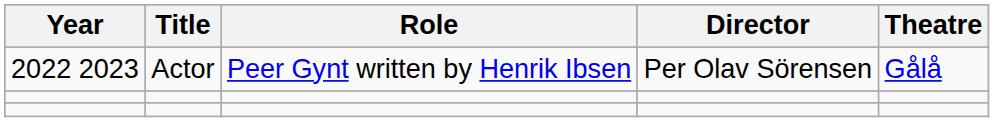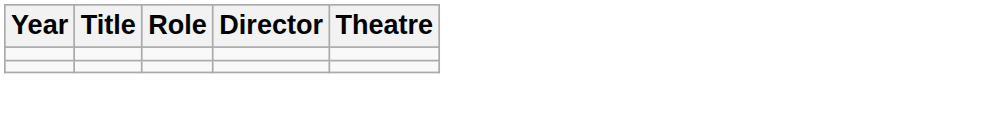- row: (75, 68)
